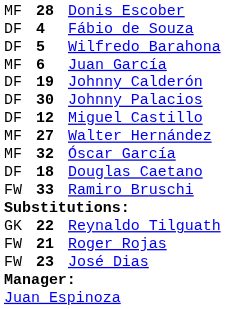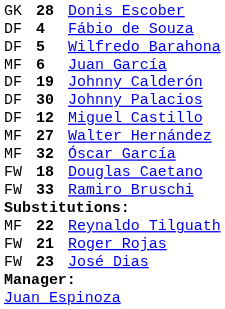(13, 11) MF -> (13, 11) GK
(13, 172) DF -> (13, 172) FW
(13, 226) GK -> (13, 226) MF
